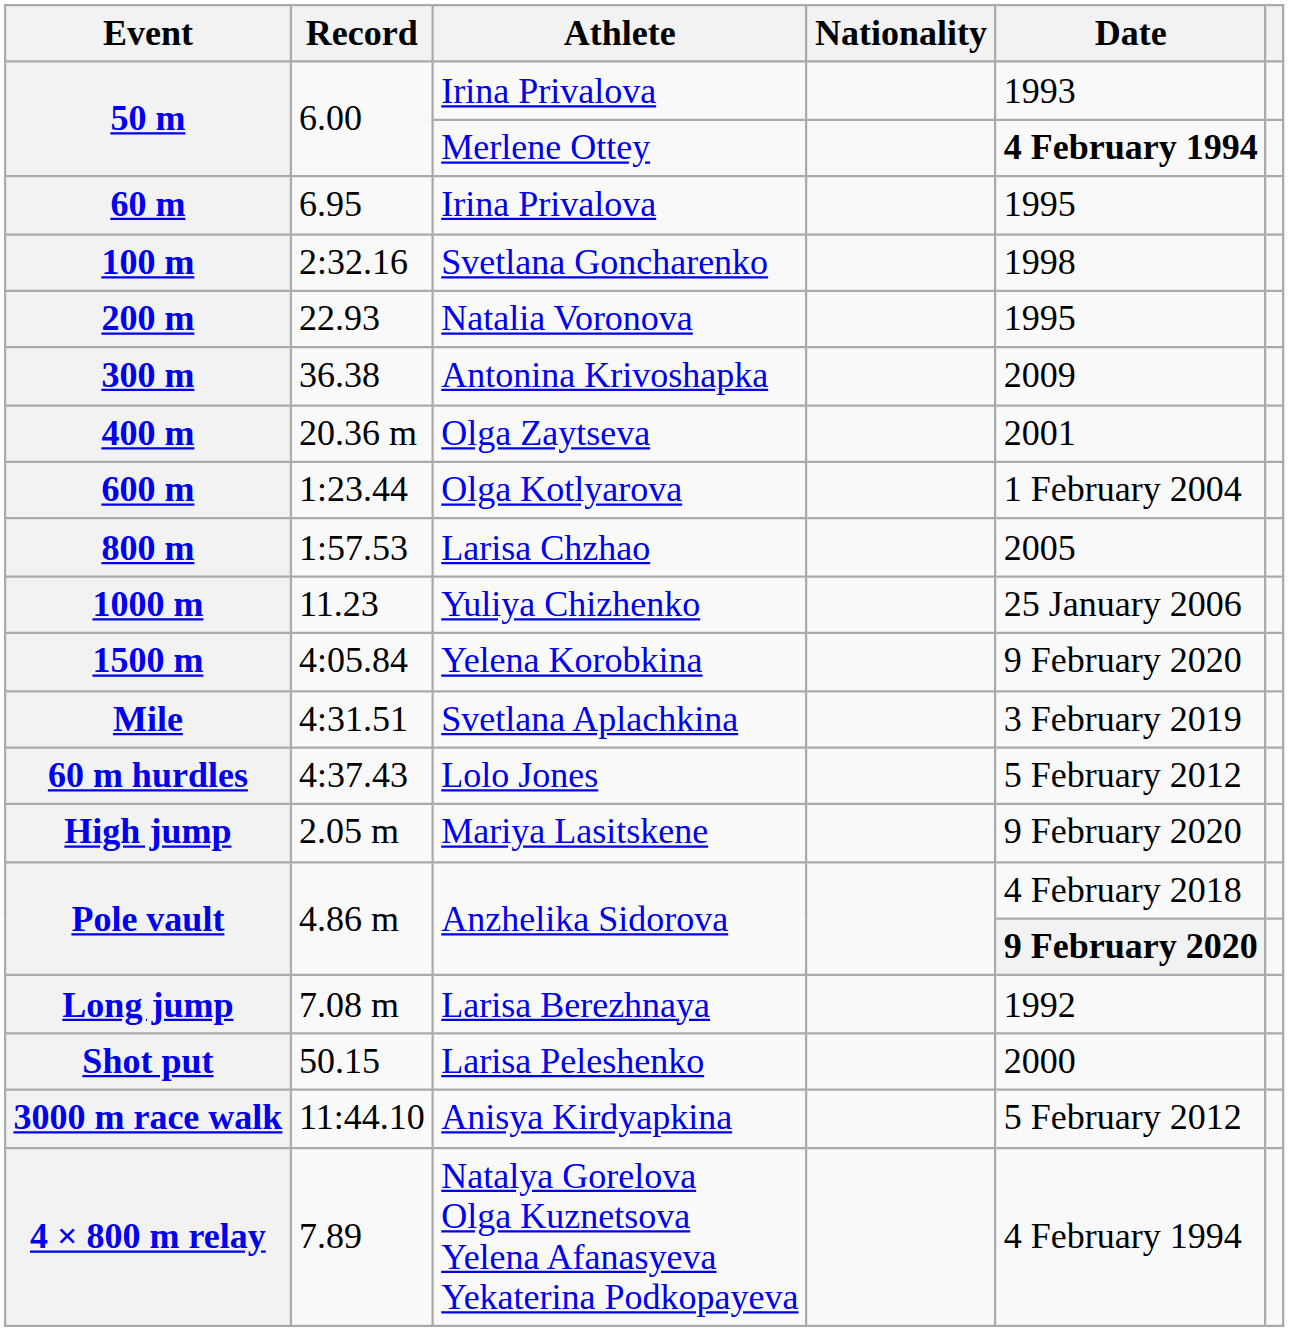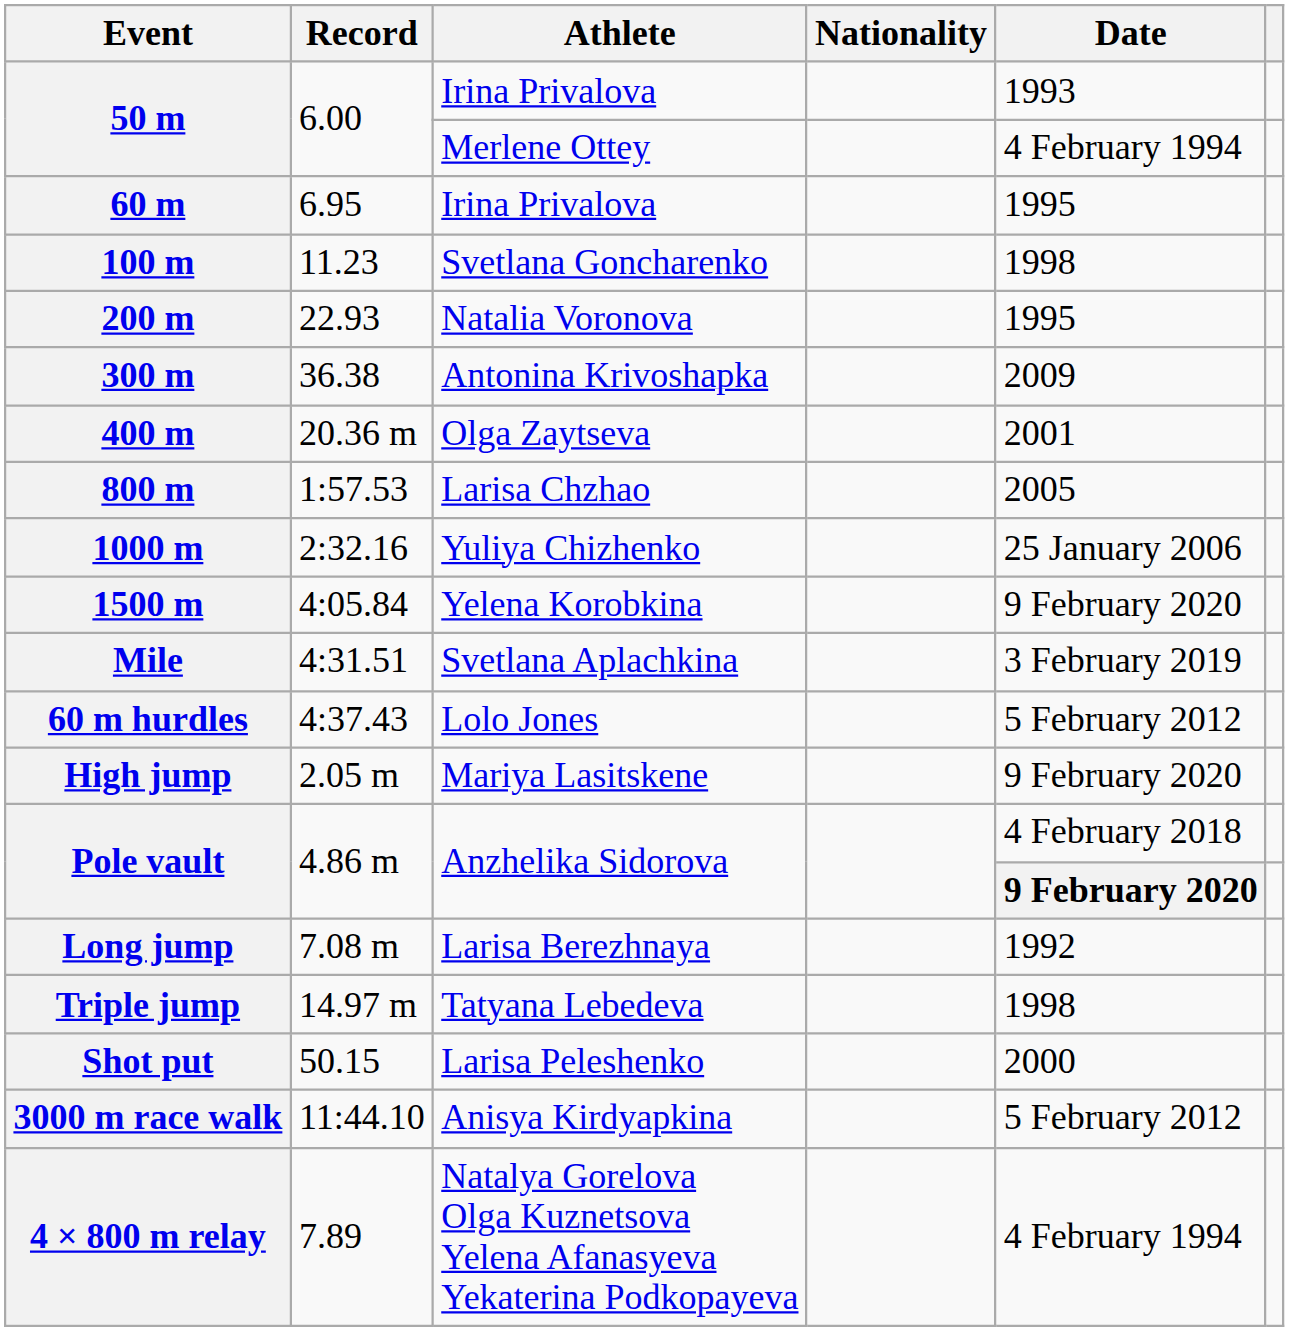(1131, 147) bold -> (1123, 147) normal
(353, 261) 2:32.16 -> (339, 261) 11.23
- row: (148, 489)
(339, 603) 11.23 -> (353, 546) 2:32.16
+ row: (148, 1003)
